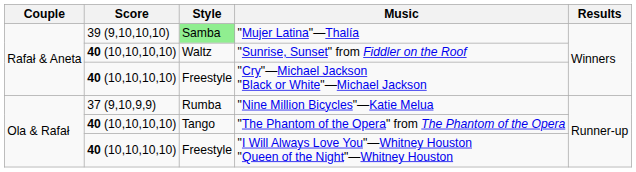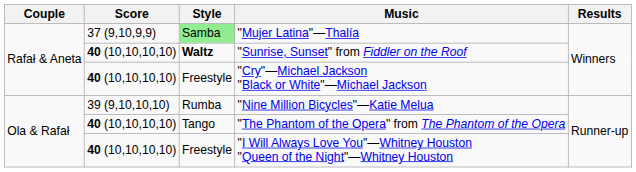(128, 33) 39 (9,10,10,10) -> (122, 33) 37 (9,10,9,9)
(197, 52) normal -> (198, 52) bold
(122, 104) 37 (9,10,9,9) -> (128, 104) 39 (9,10,10,10)
